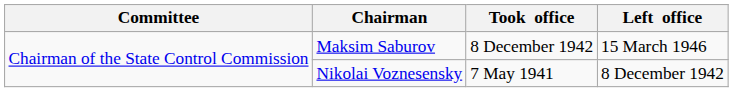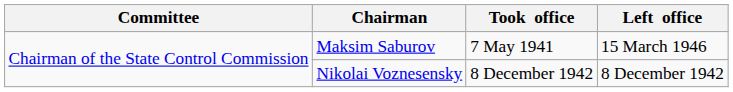(532, 45) 8 December 1942 -> (512, 45) 7 May 1941
(512, 73) 7 May 1941 -> (532, 73) 8 December 1942
